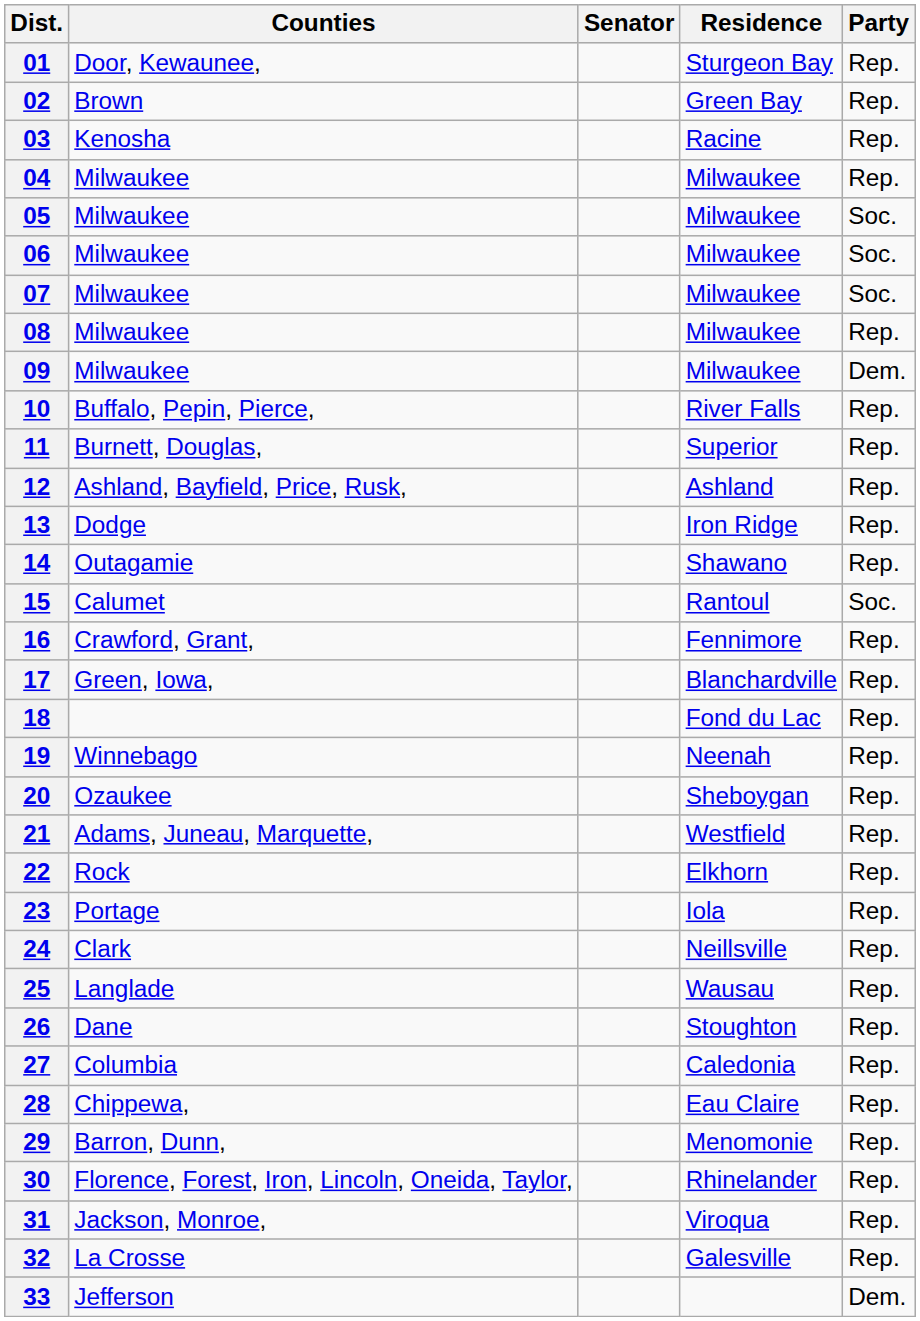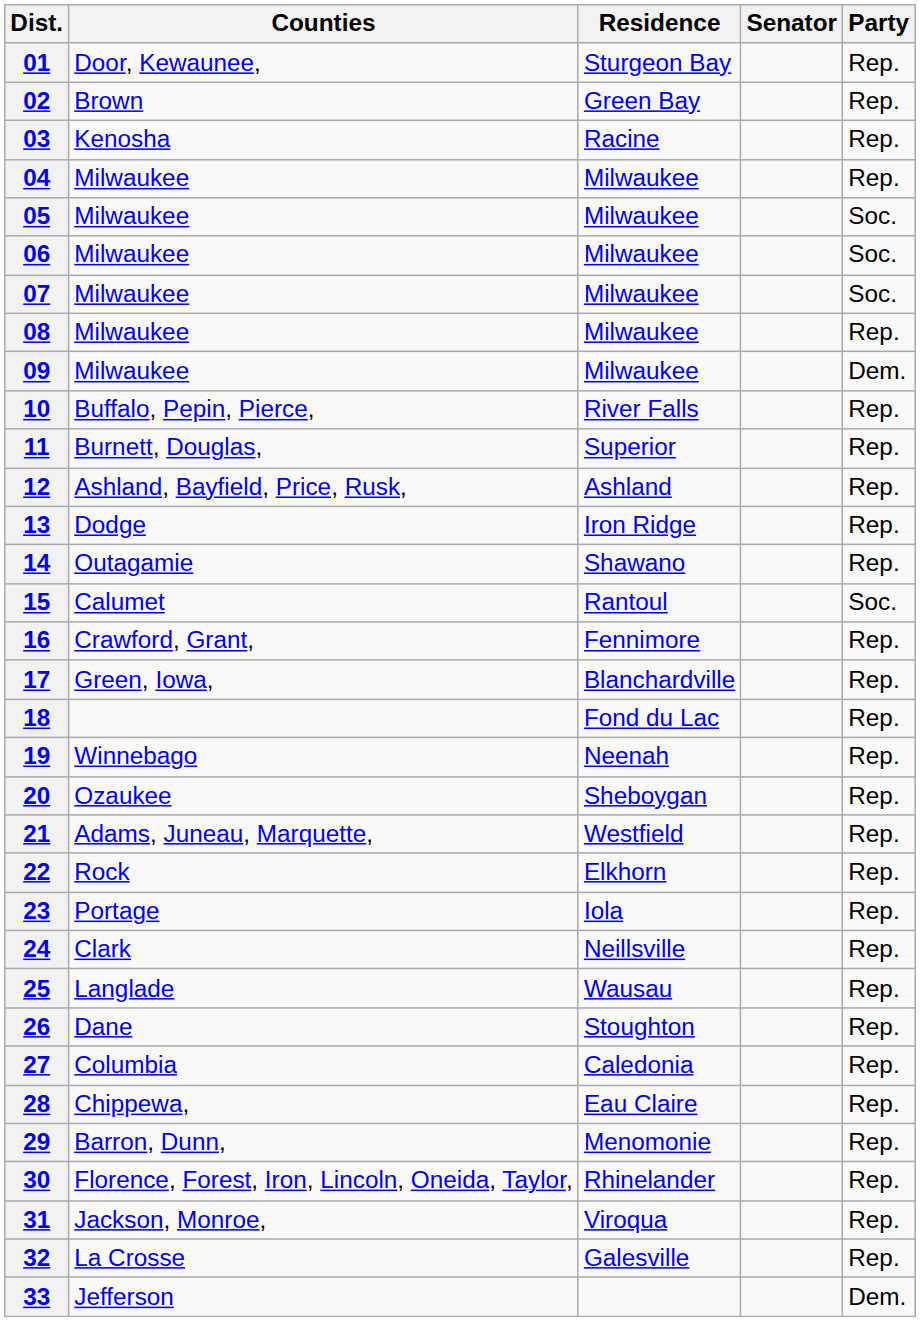columns swapped: (629, 23) <-> (761, 23)
